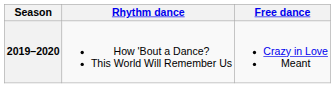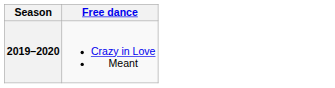- column: (148, 12)
